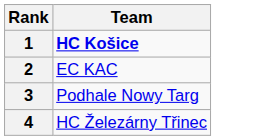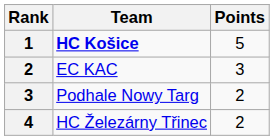+ column: (240, 17)
